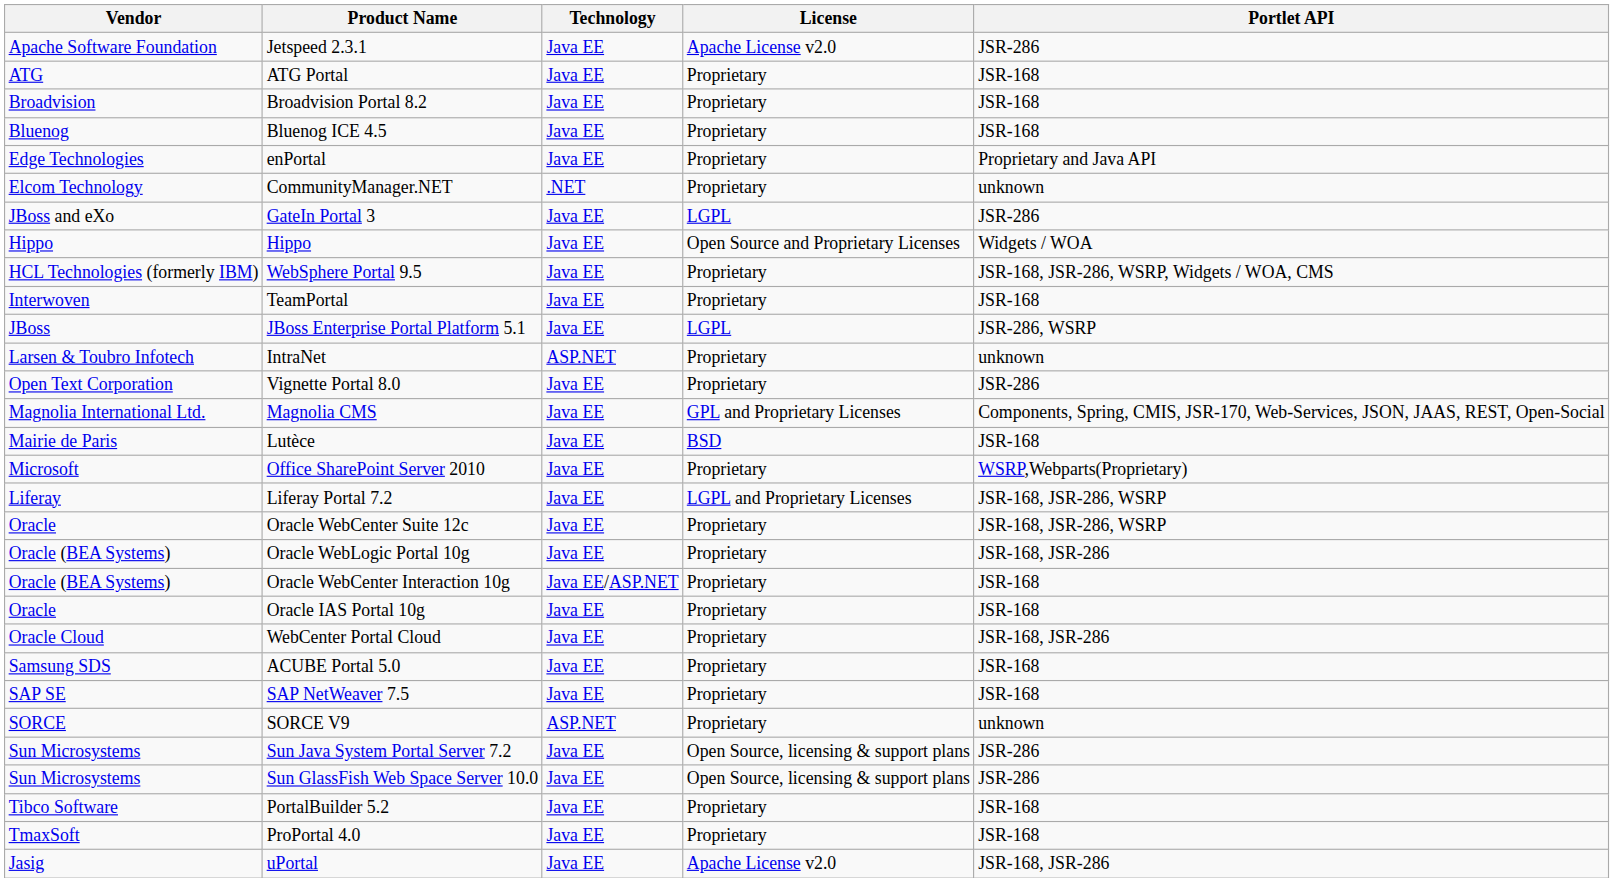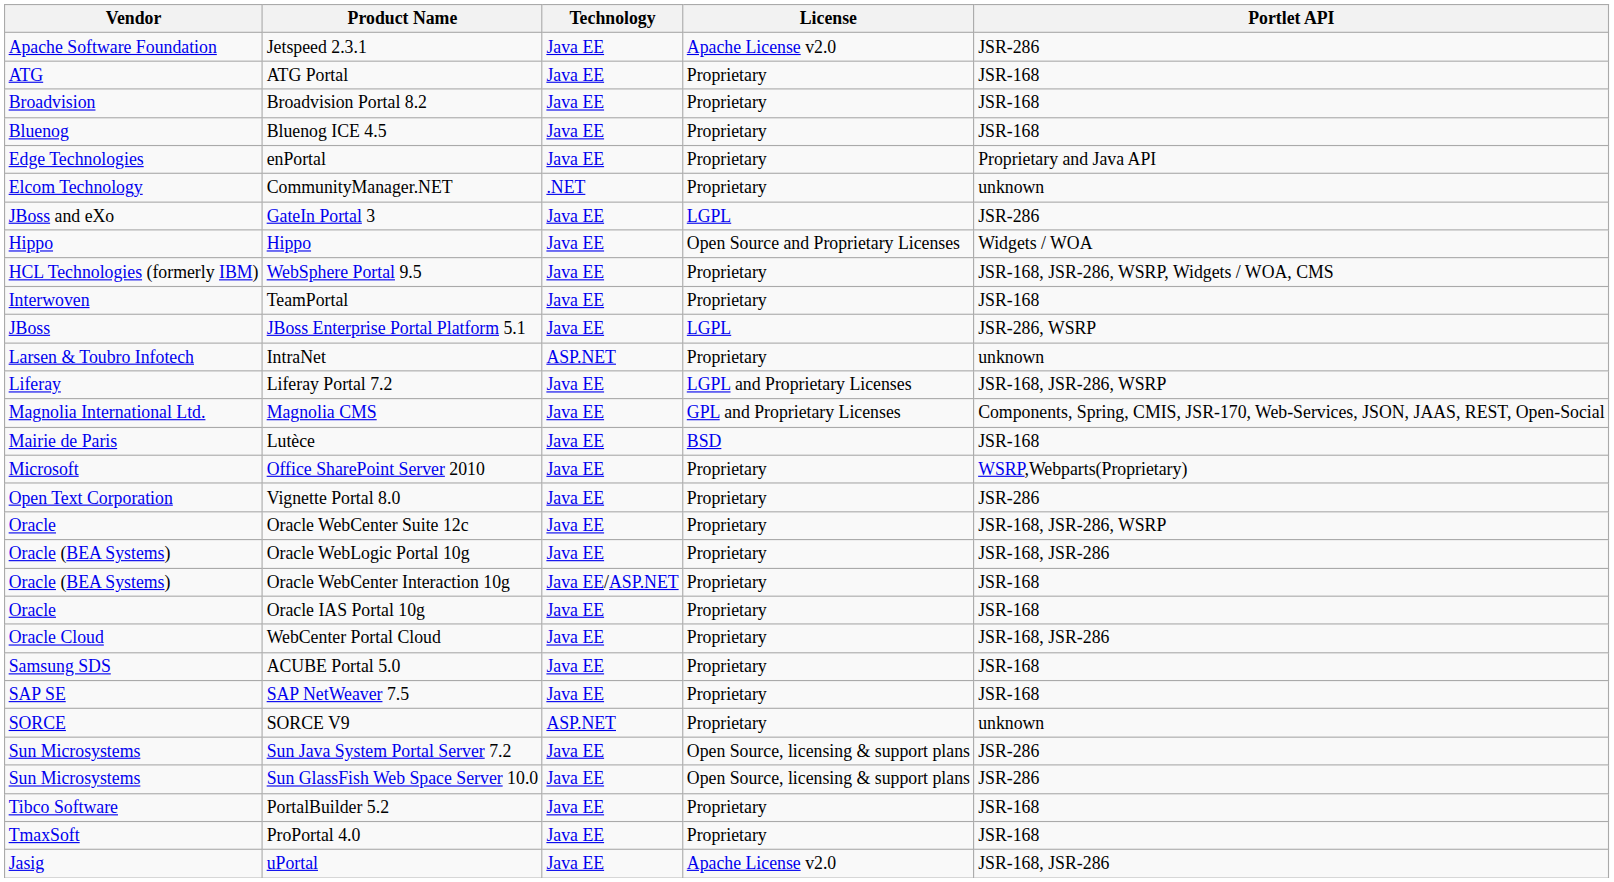rows swapped: (330, 497) <-> (333, 384)
